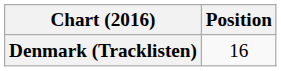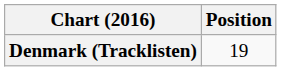(239, 50) 16 -> (239, 50) 19
